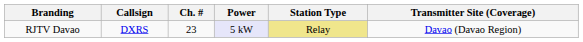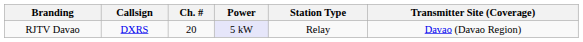(191, 29) 23 -> (191, 29) 20
(318, 29) khaki background -> (318, 29) no background
